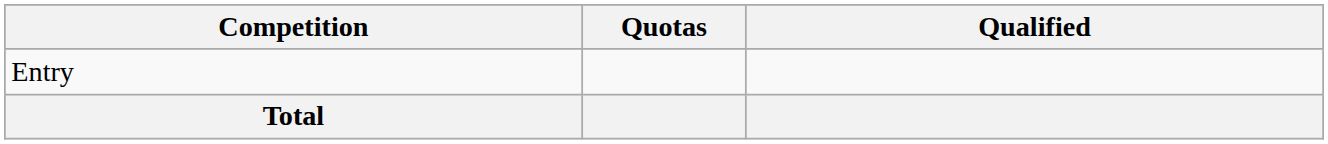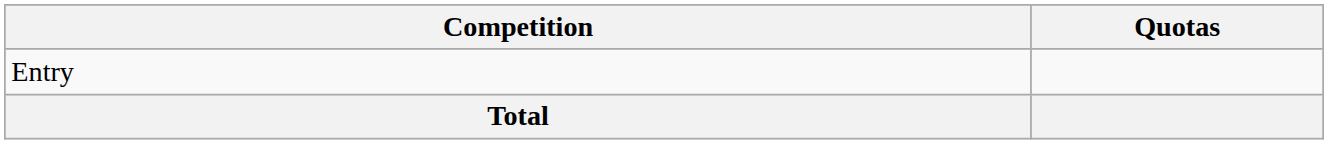- column: (1035, 26)
